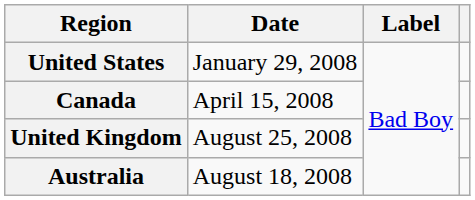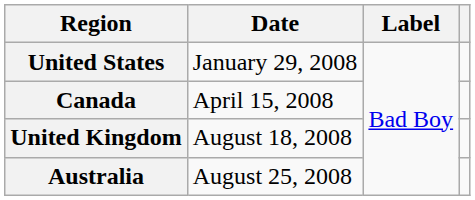(272, 137) August 25, 2008 -> (272, 137) August 18, 2008
(272, 175) August 18, 2008 -> (272, 175) August 25, 2008
